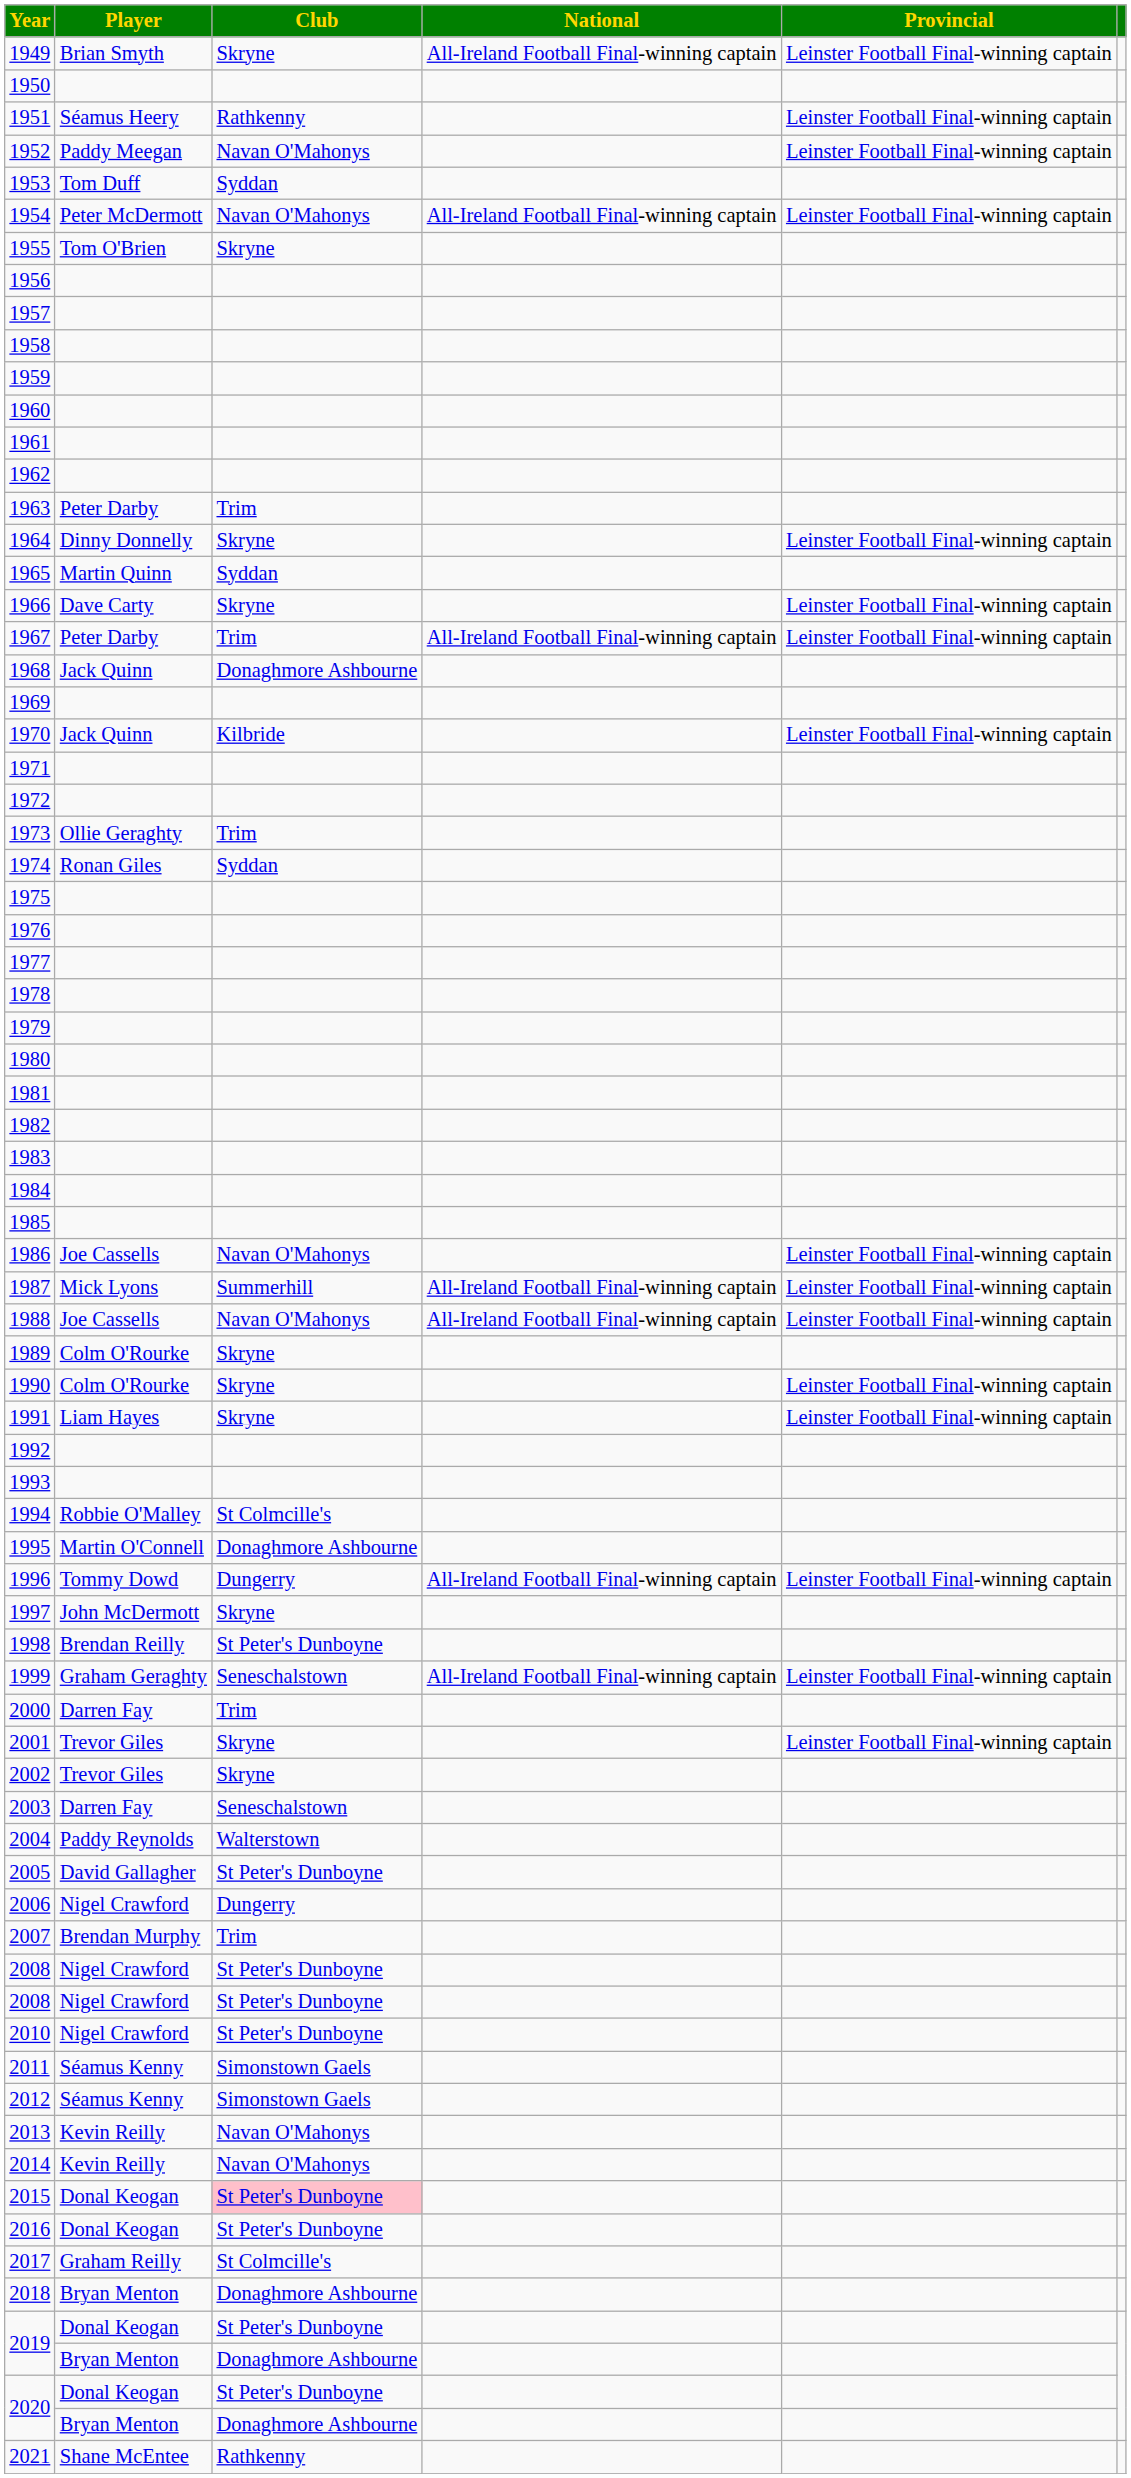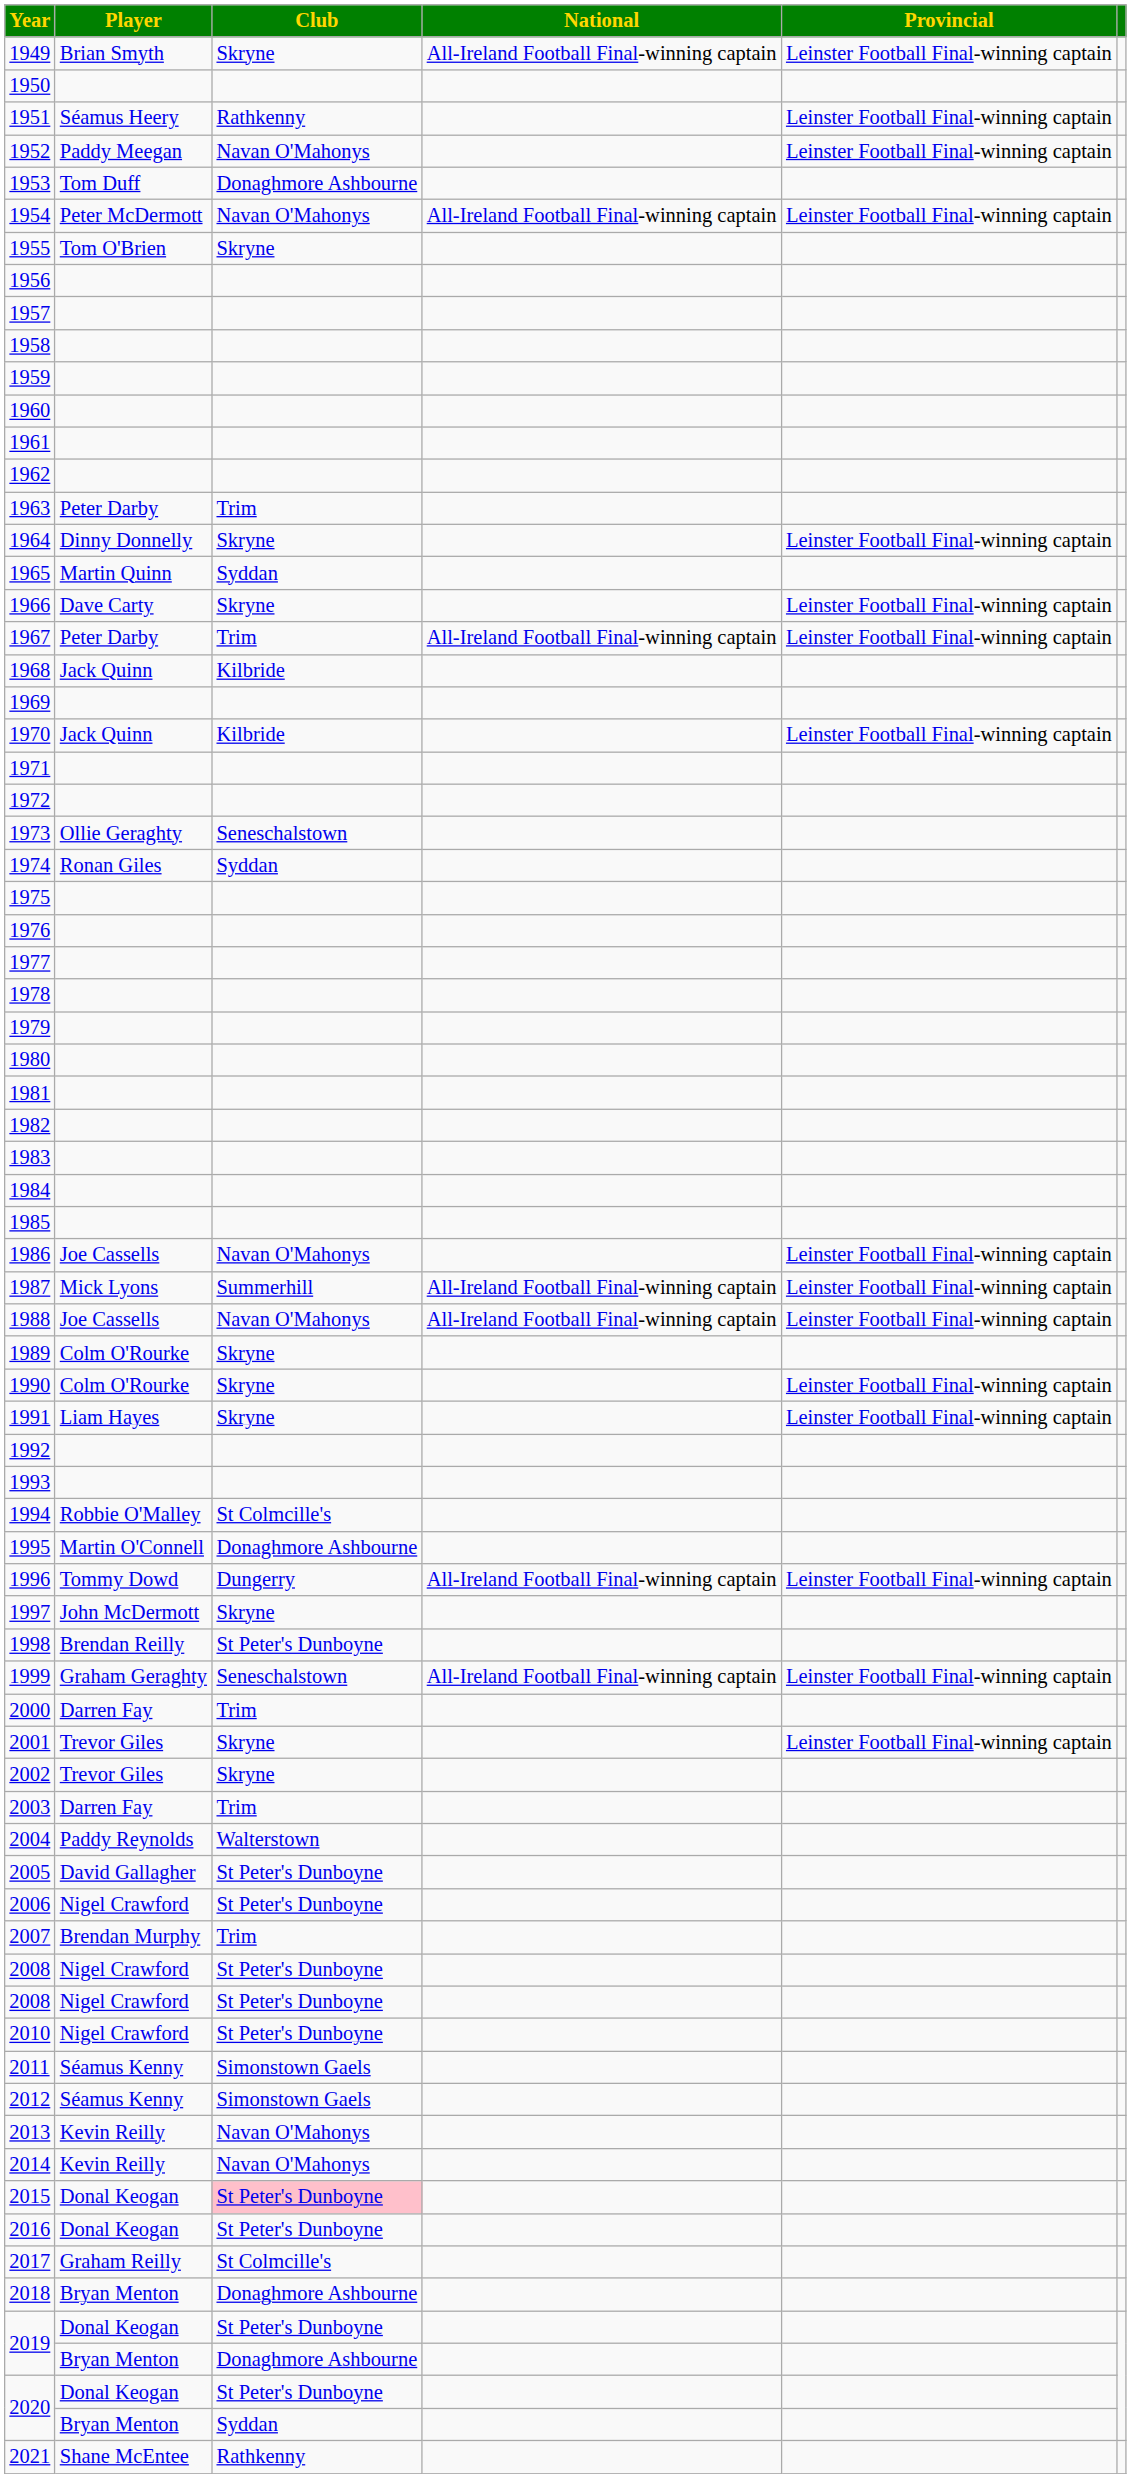(247, 183) Syddan -> (317, 183) Donaghmore Ashbourne
(317, 670) Donaghmore Ashbourne -> (251, 670) Kilbride
(237, 832) Trim -> (282, 832) Seneschalstown
(282, 1807) Seneschalstown -> (237, 1807) Trim
(256, 1904) Dungerry -> (300, 1904) St Peter's Dunboyne
(317, 2424) Donaghmore Ashbourne -> (247, 2424) Syddan
